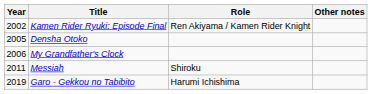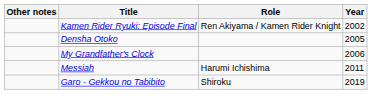columns swapped: (16, 12) <-> (340, 12)
(186, 68) Shiroku -> (235, 68) Harumi Ichishima
(205, 82) Harumi Ichishima -> (216, 82) Shiroku
